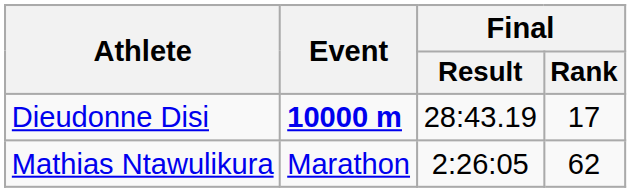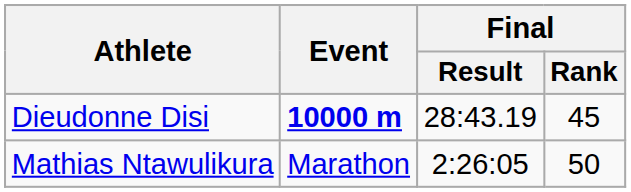(584, 118) 17 -> (584, 118) 45
(584, 164) 62 -> (584, 164) 50
